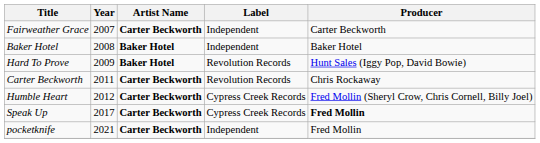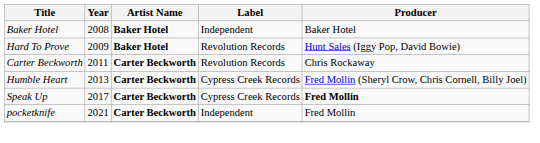- row: (48, 29)
(104, 96) 2012 -> (98, 79) 2013
